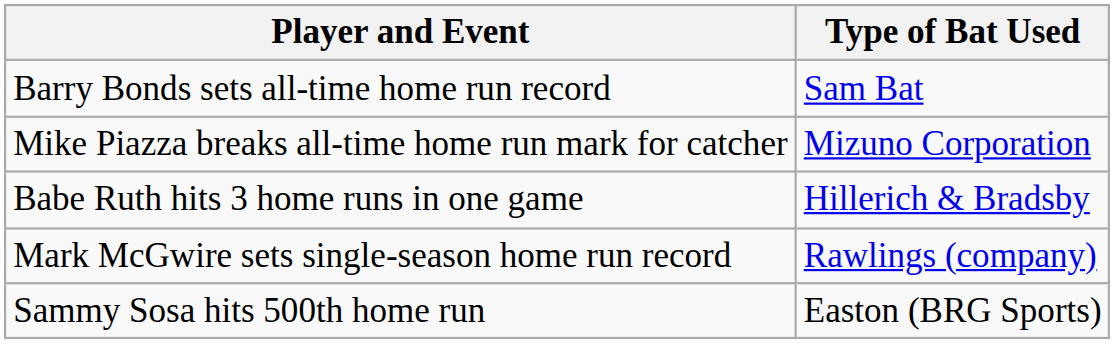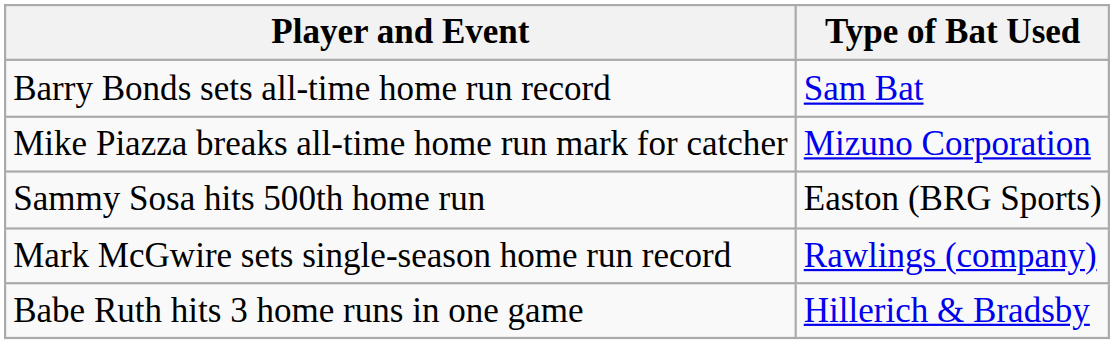rows swapped: (249, 310) <-> (298, 198)
